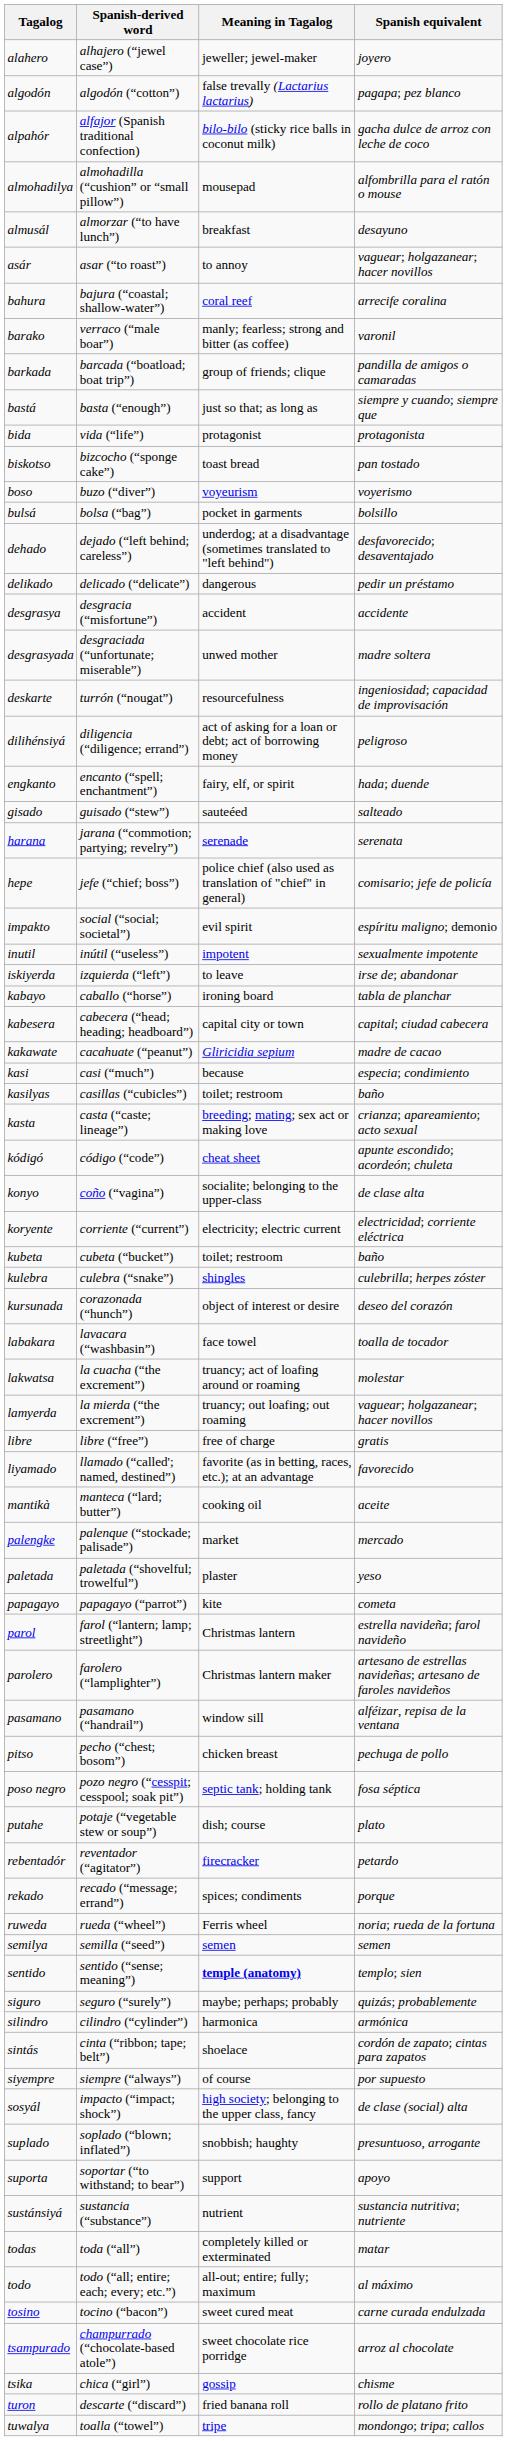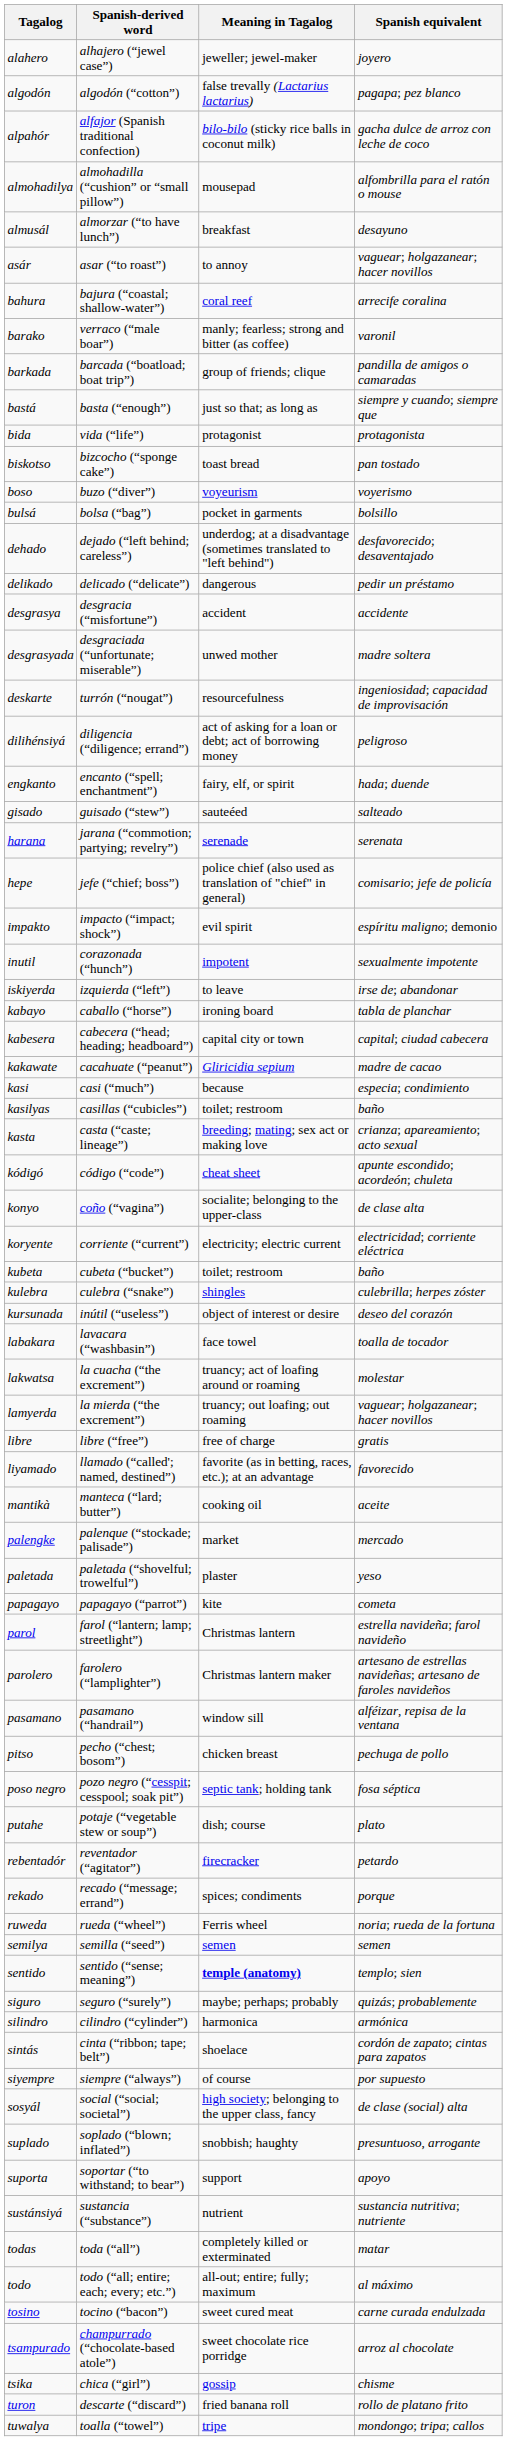(119, 926) social (“social; societal”) -> (127, 926) impacto (“impact; shock”)
(124, 954) inútil (“useless”) -> (111, 961) corazonada (“hunch”)
(111, 1306) corazonada (“hunch”) -> (124, 1313) inútil (“useless”)
(127, 2106) impacto (“impact; shock”) -> (119, 2106) social (“social; societal”)
